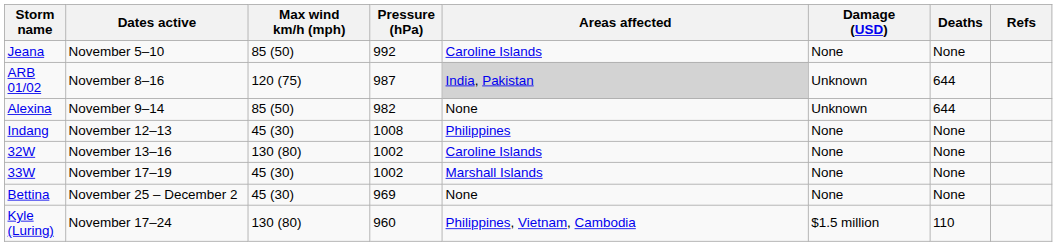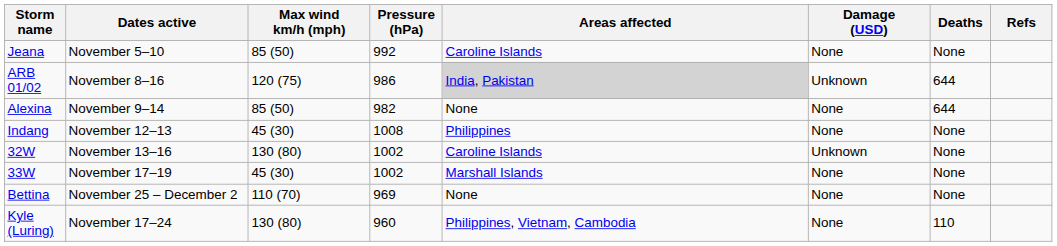(384, 80) 987 -> (384, 80) 986
(839, 109) Unknown -> (827, 109) None
(827, 151) None -> (839, 151) Unknown
(273, 194) 45 (30) -> (276, 194) 110 (70)
(845, 223) $1.5 million -> (827, 223) None
